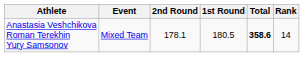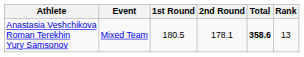columns swapped: (223, 12) <-> (175, 12)
(286, 35) 14 -> (286, 35) 13
